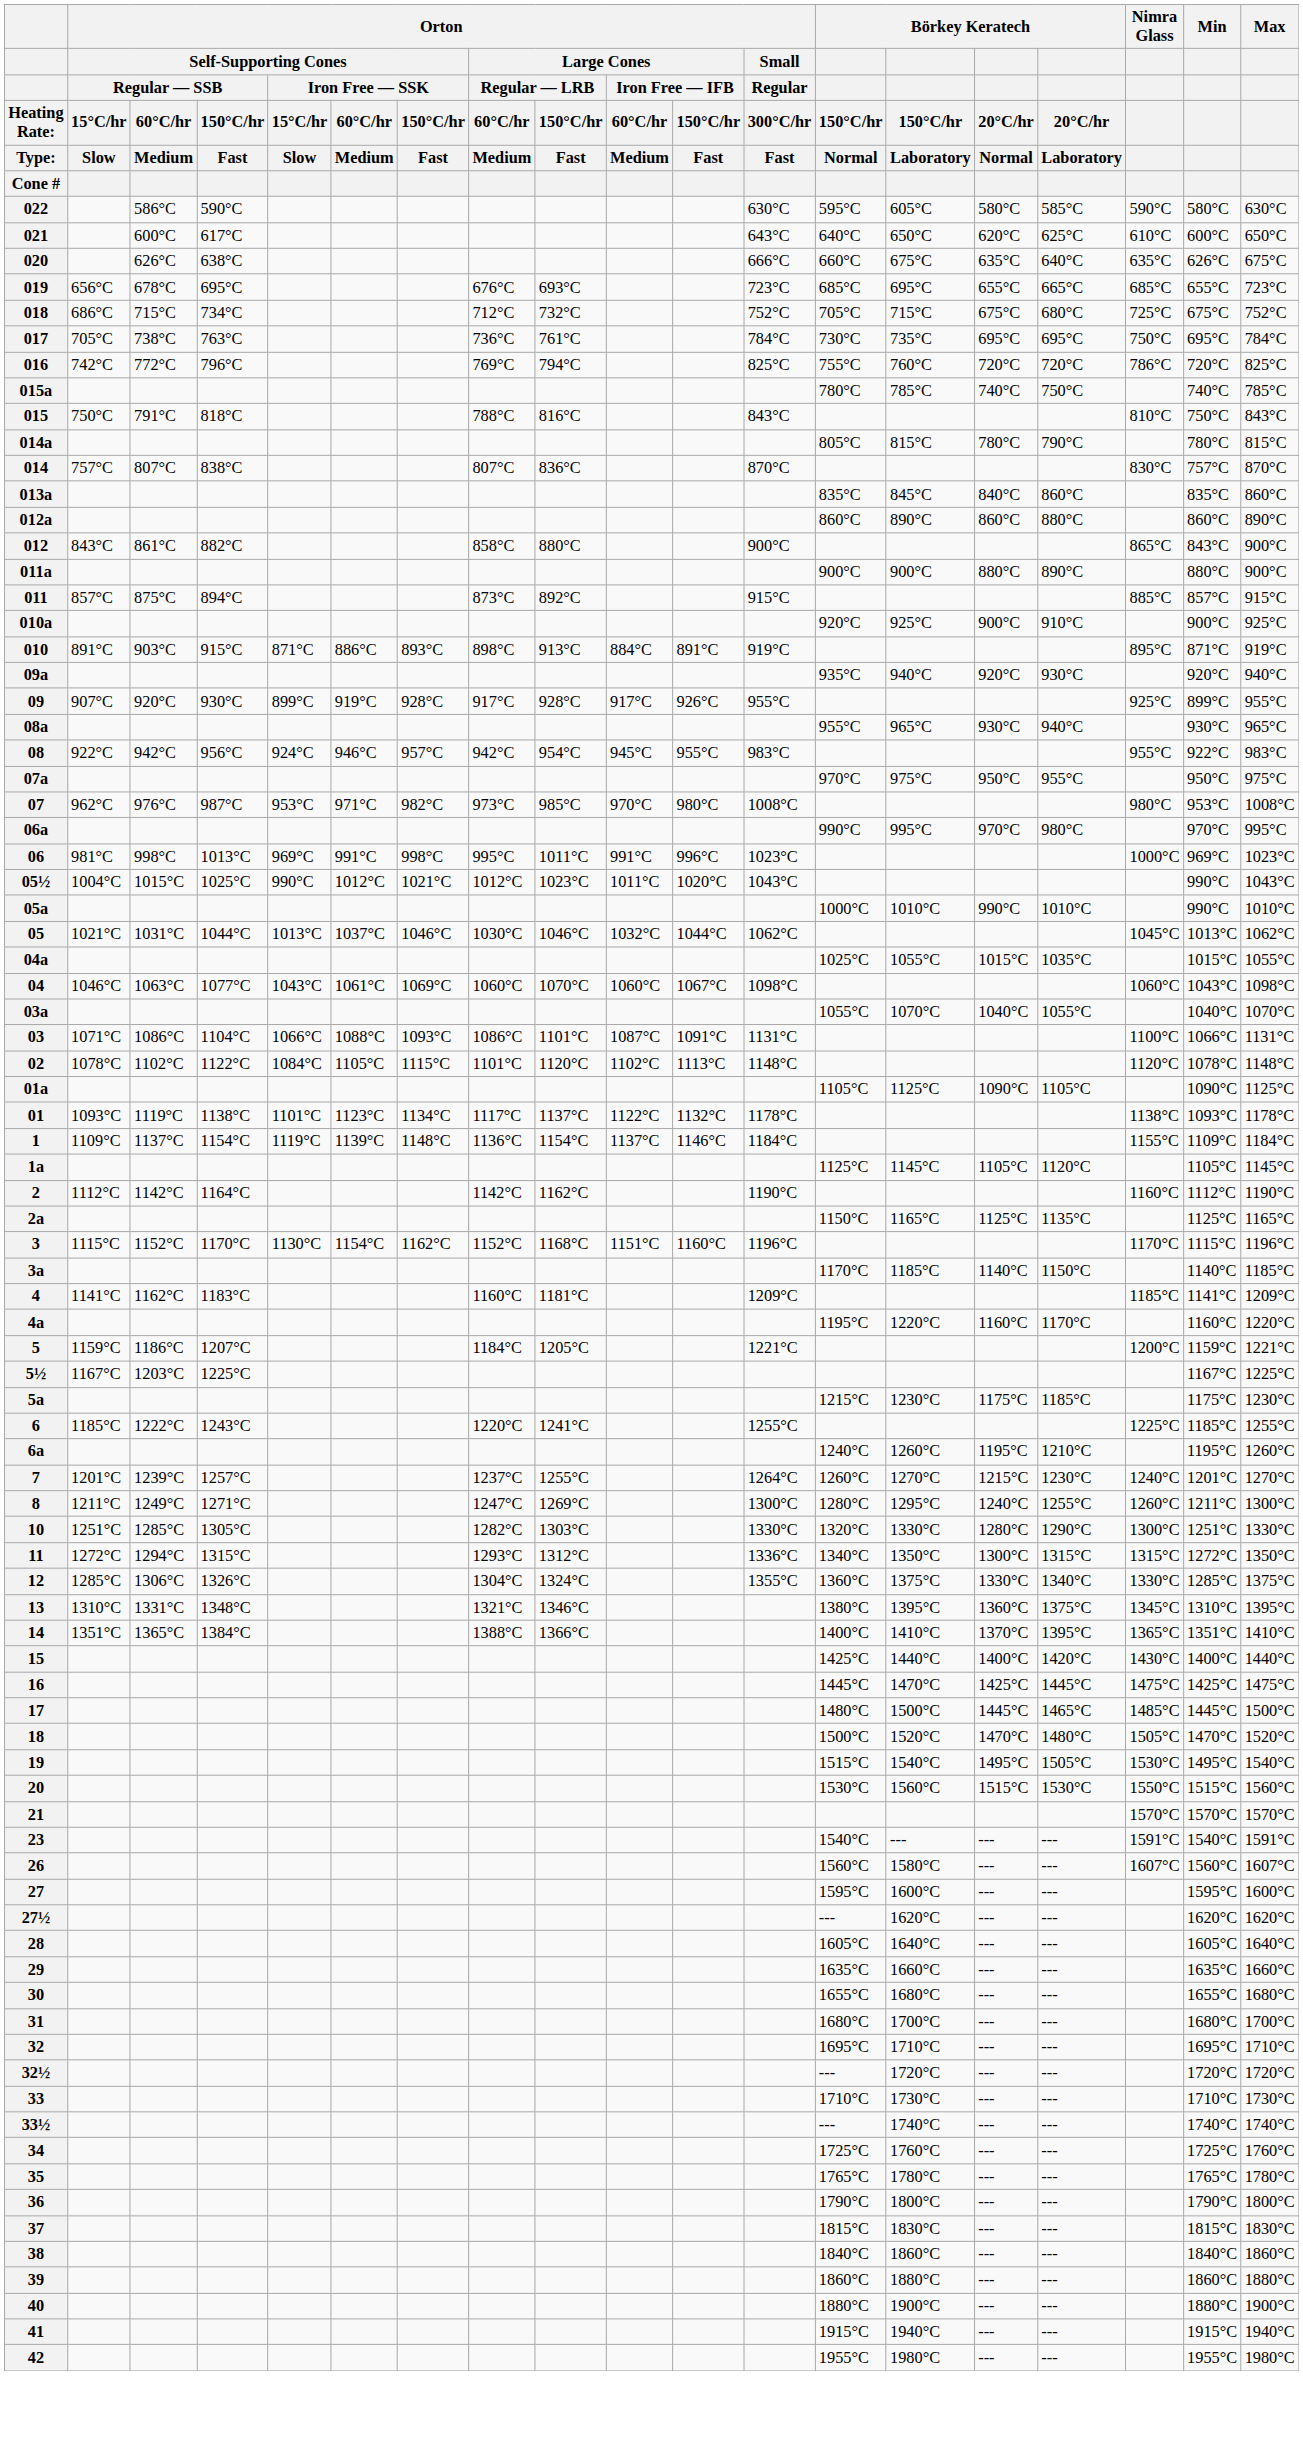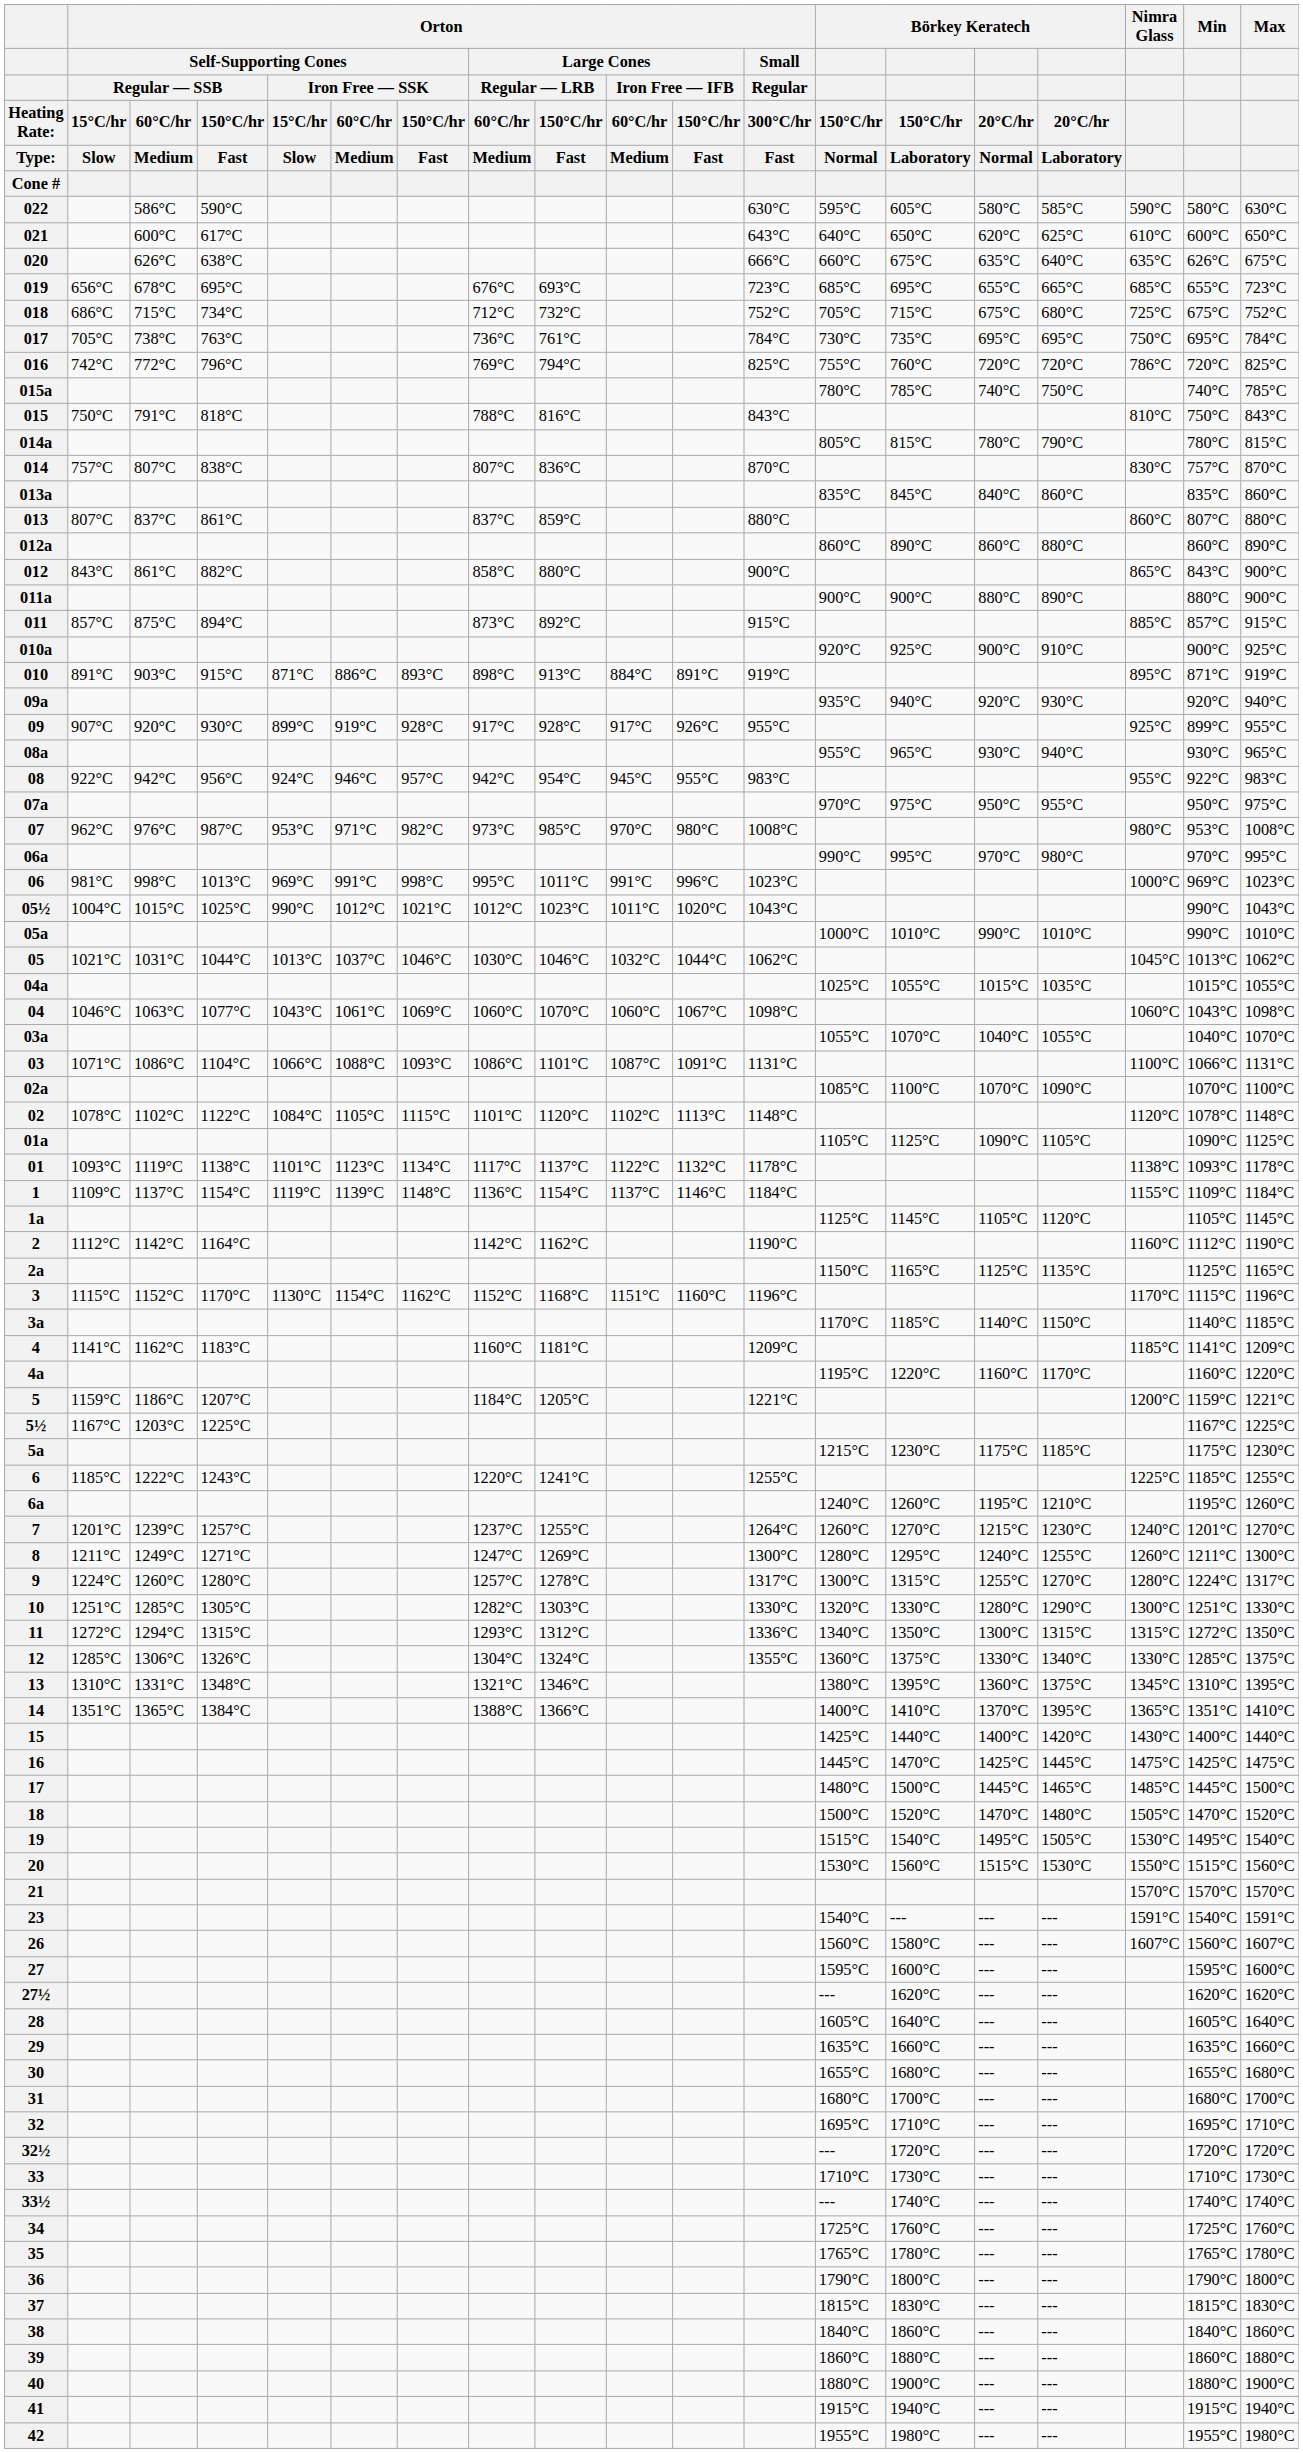+ row: (36, 520)
+ row: (36, 1089)
+ row: (36, 1581)
